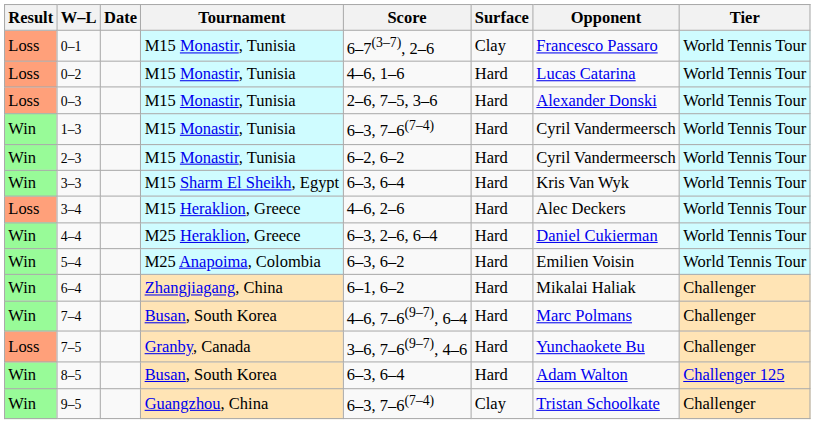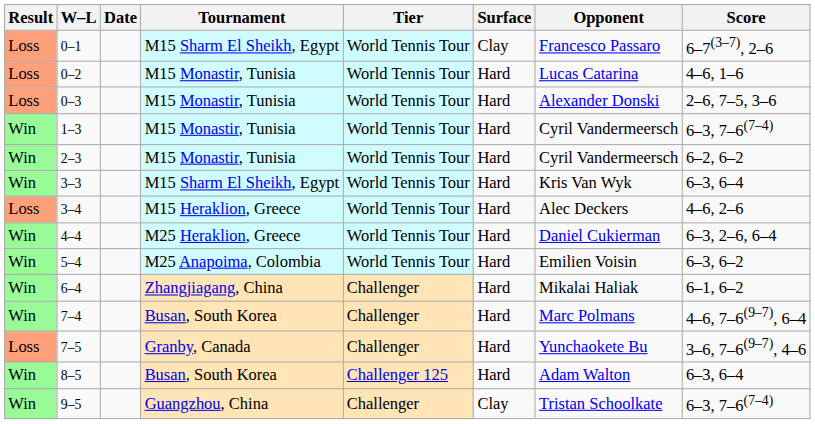columns swapped: (745, 17) <-> (407, 17)
(220, 45) M15 Monastir, Tunisia -> (242, 45) M15 Sharm El Sheikh, Egypt
